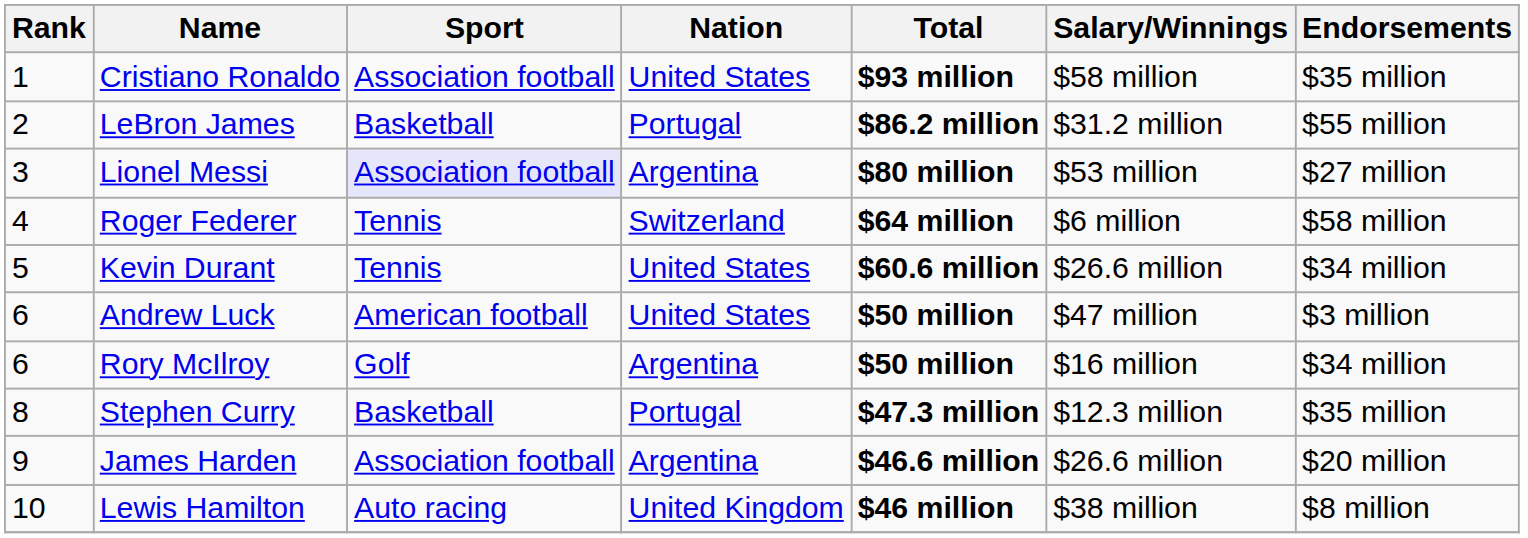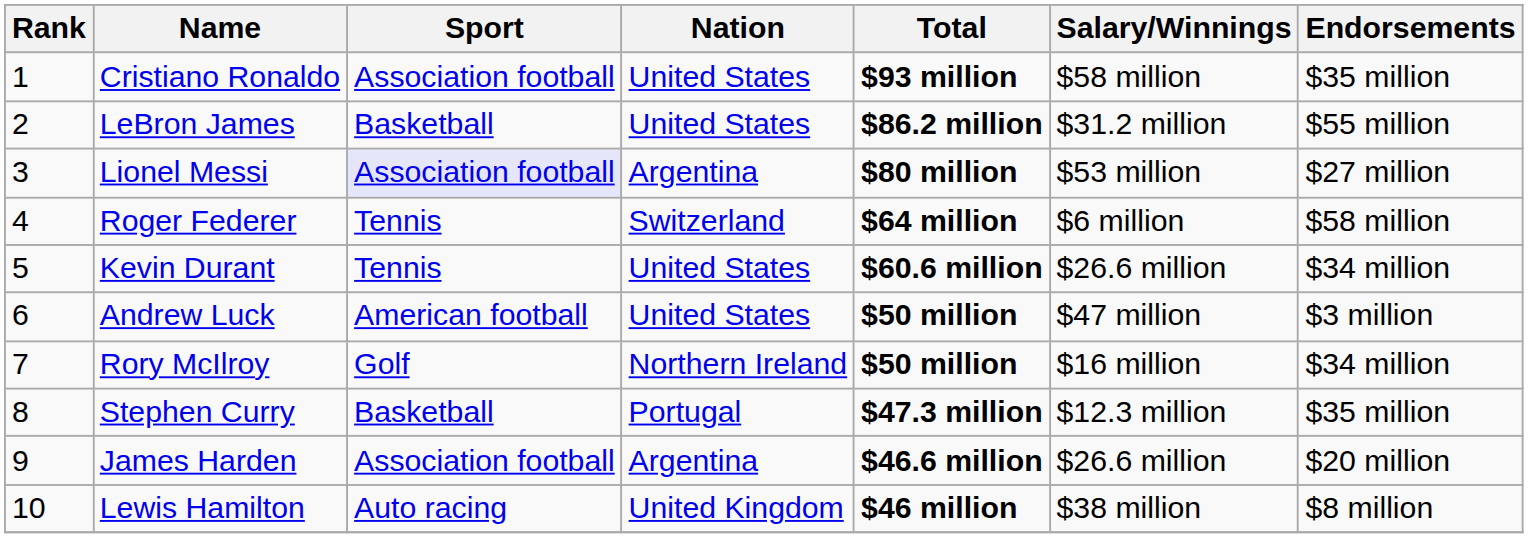(685, 124) Portugal -> (719, 124) United States
(20, 364) 6 -> (20, 364) 7
(693, 364) Argentina -> (738, 364) Northern Ireland
